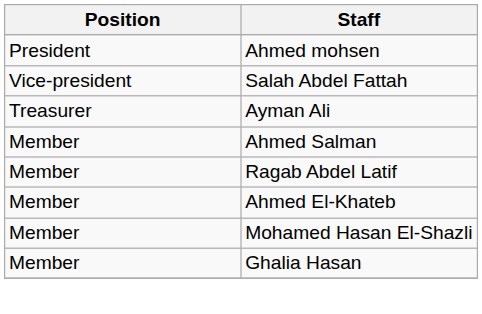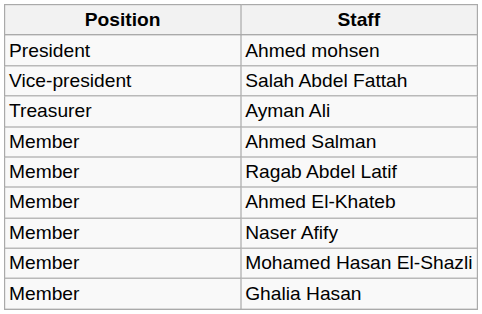+ row: (292, 232)
